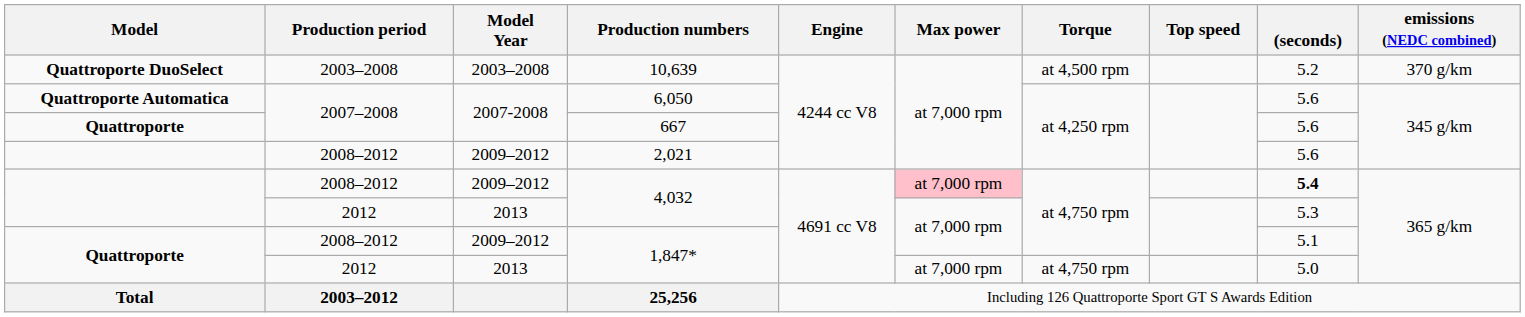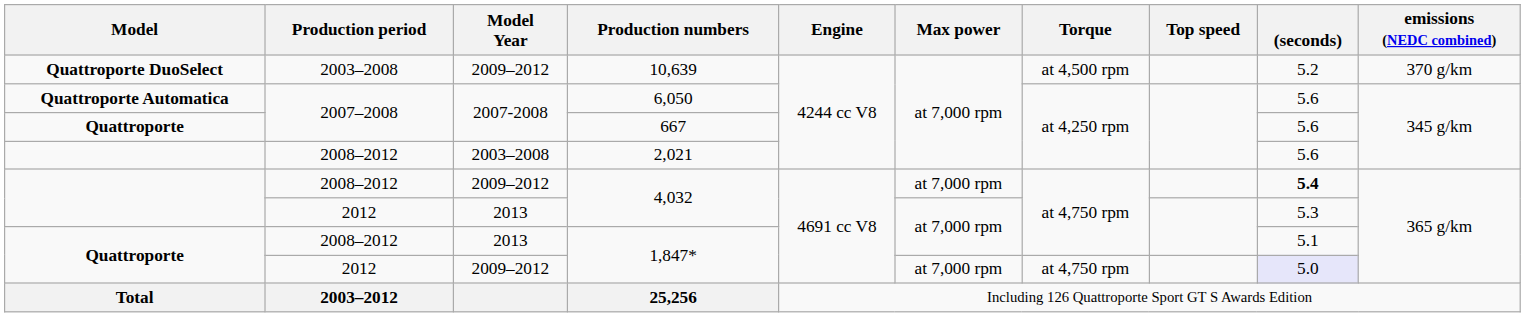(510, 69) 2003–2008 -> (510, 69) 2009–2012
(510, 155) 2009–2012 -> (510, 155) 2003–2008
(958, 183) pink background -> (958, 183) no background
(510, 240) 2009–2012 -> (510, 240) 2013
(510, 269) 2013 -> (510, 269) 2009–2012
(1308, 269) no background -> (1308, 269) lavender background
